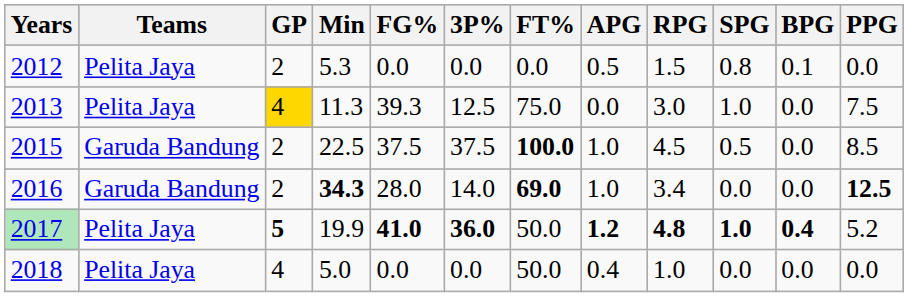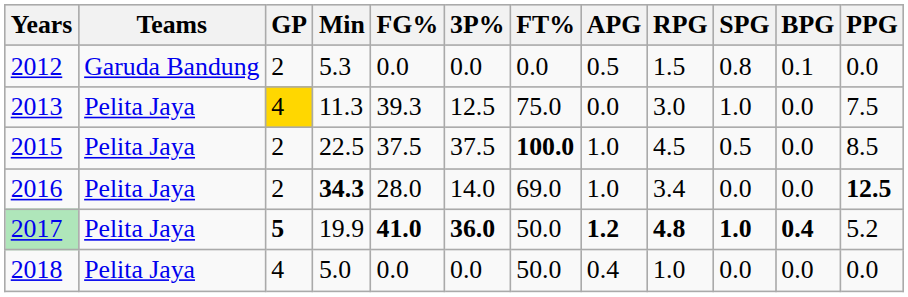(140, 65) Pelita Jaya -> (172, 65) Garuda Bandung
(172, 147) Garuda Bandung -> (140, 147) Pelita Jaya
(172, 188) Garuda Bandung -> (140, 188) Pelita Jaya
(539, 188) bold -> (539, 188) normal
